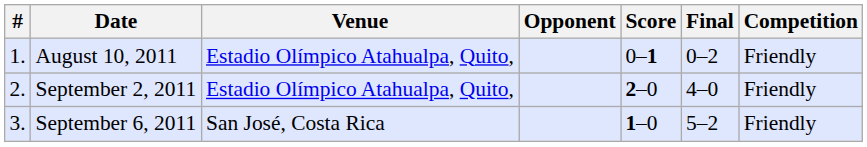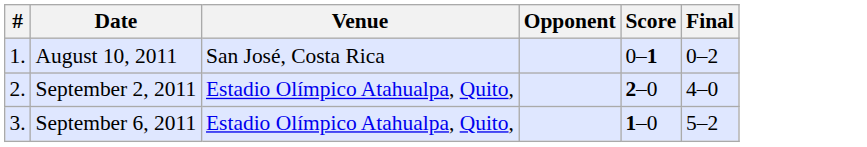- column: (801, 21)
(360, 55) Estadio Olímpico Atahualpa, Quito, -> (295, 55) San José, Costa Rica
(295, 123) San José, Costa Rica -> (360, 123) Estadio Olímpico Atahualpa, Quito,
